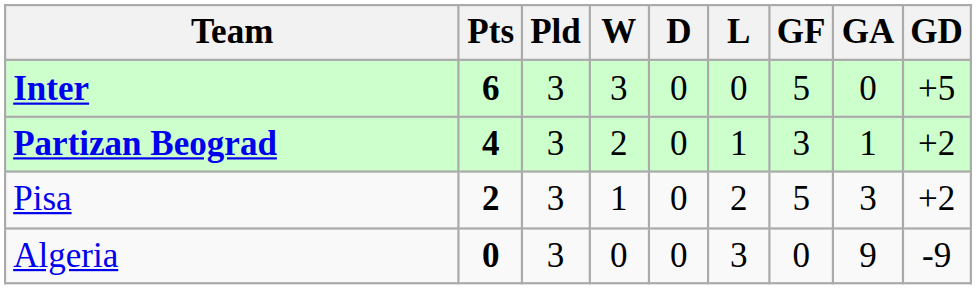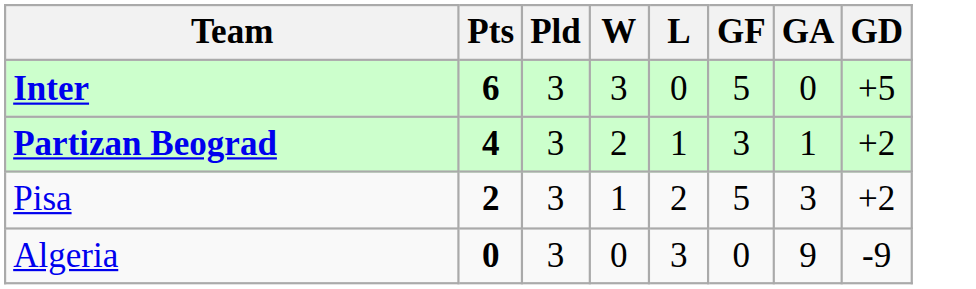- column: (679, 32)
